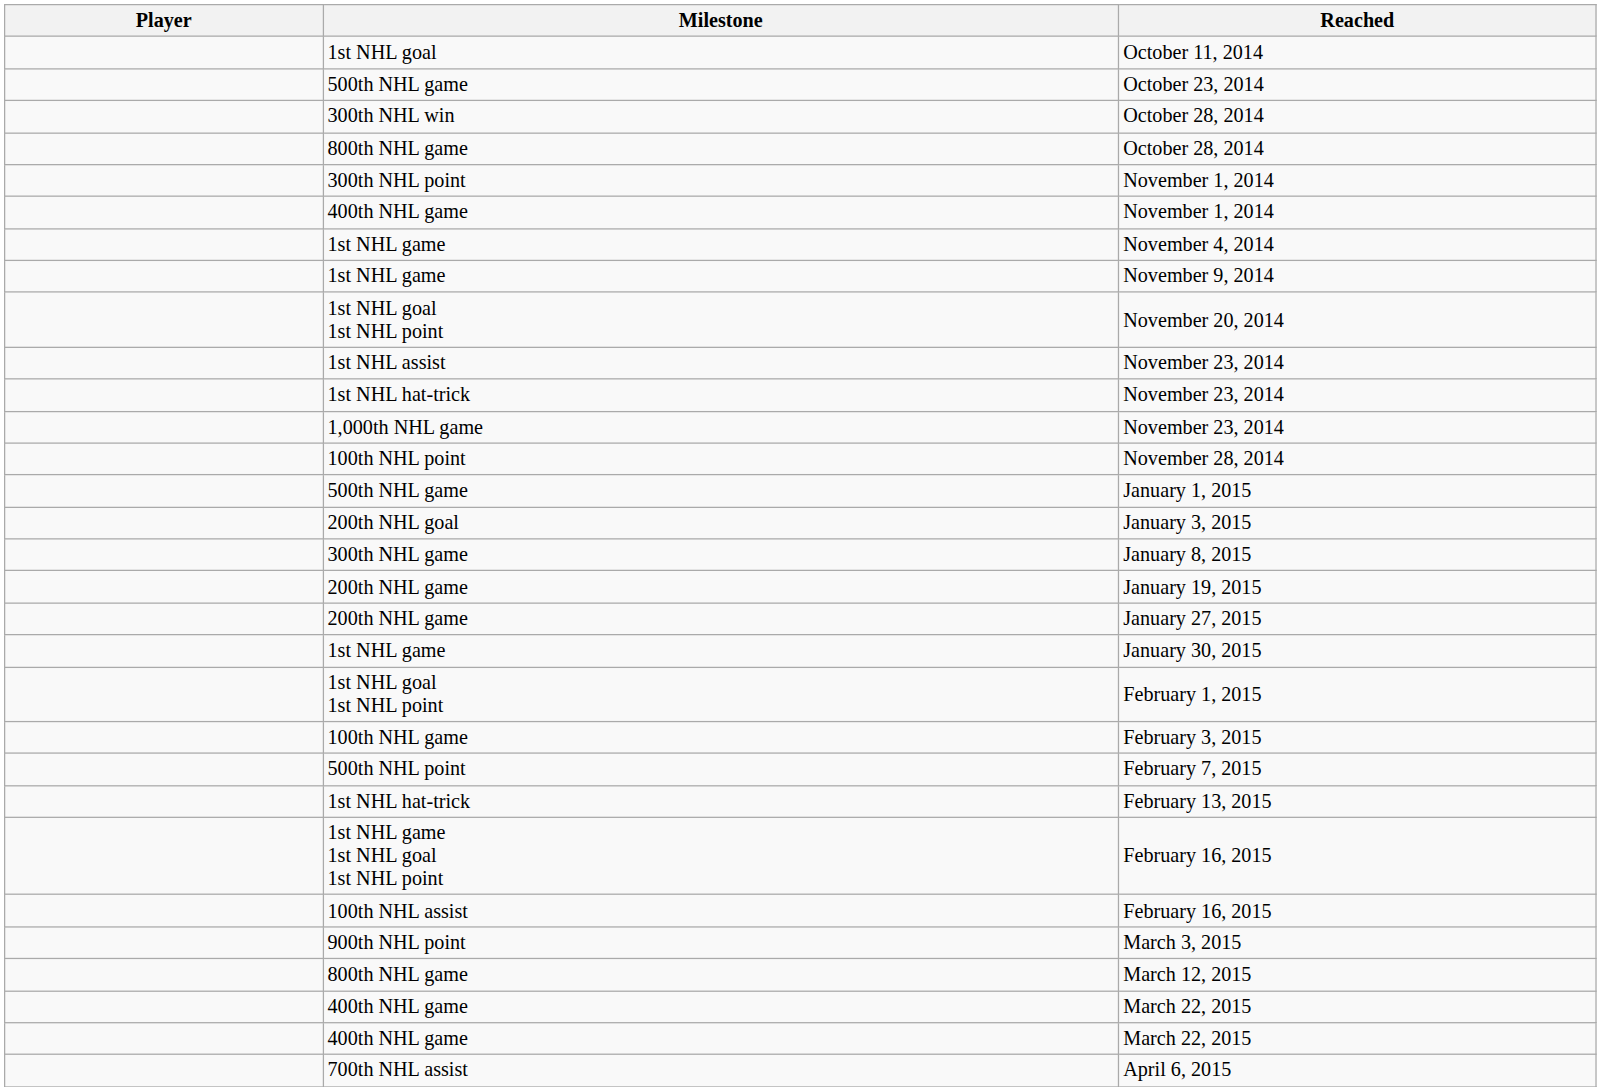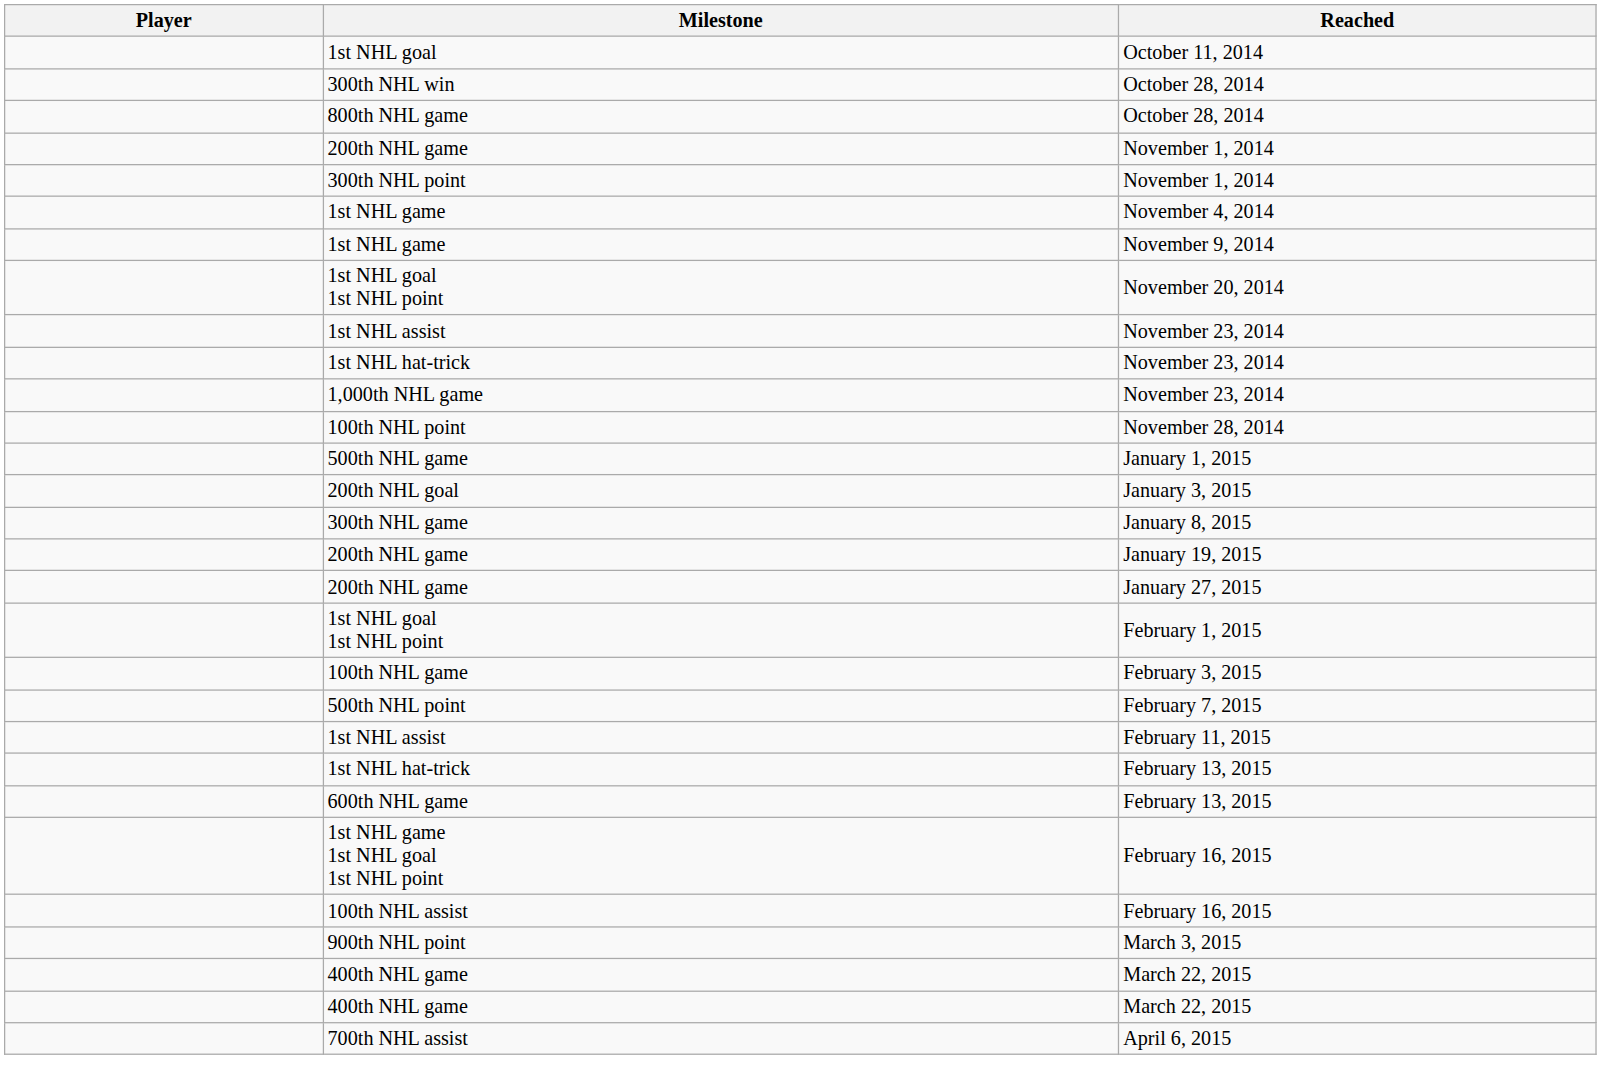- row: (398, 84)
+ row: (398, 148)
- row: (398, 212)
- row: (387, 650)
+ row: (387, 737)
+ row: (398, 801)
- row: (398, 974)
